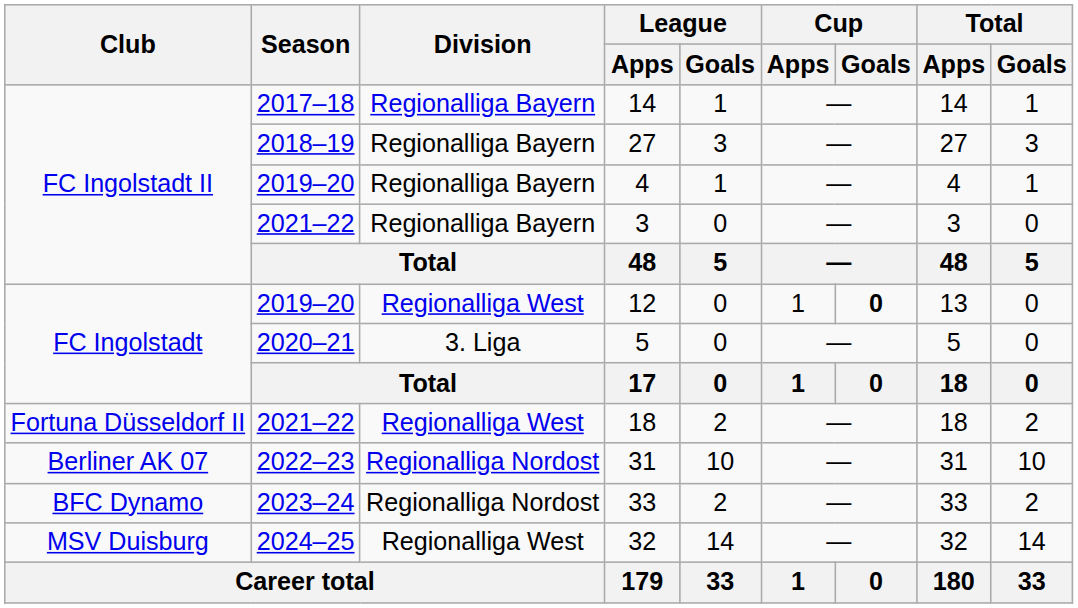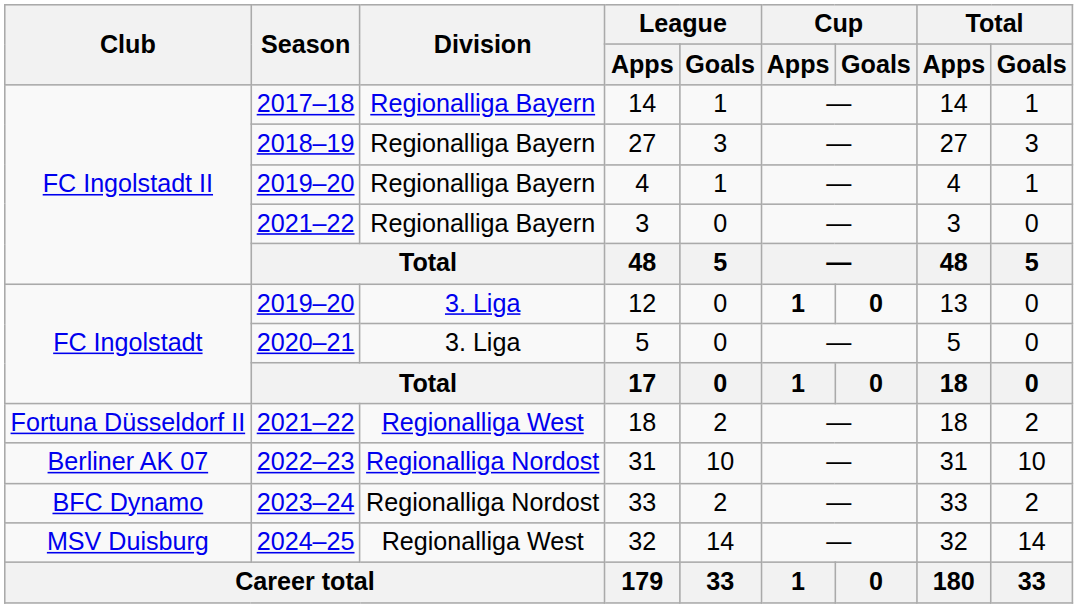(483, 303) Regionalliga West -> (483, 303) 3. Liga
(798, 303) normal -> (798, 303) bold
